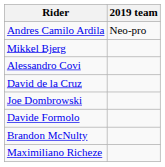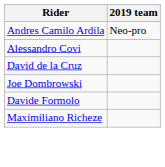- row: (36, 48)
- row: (47, 135)
